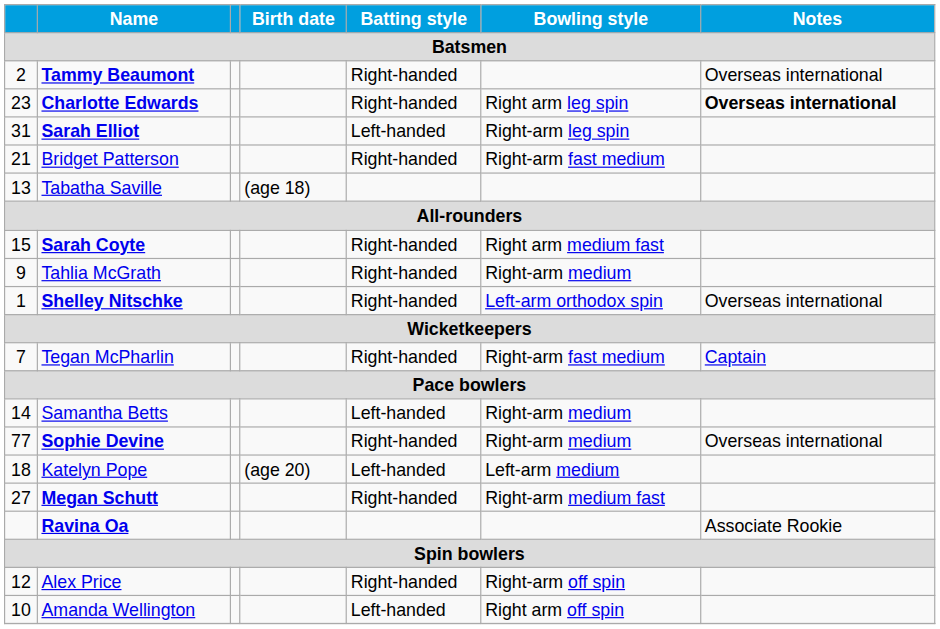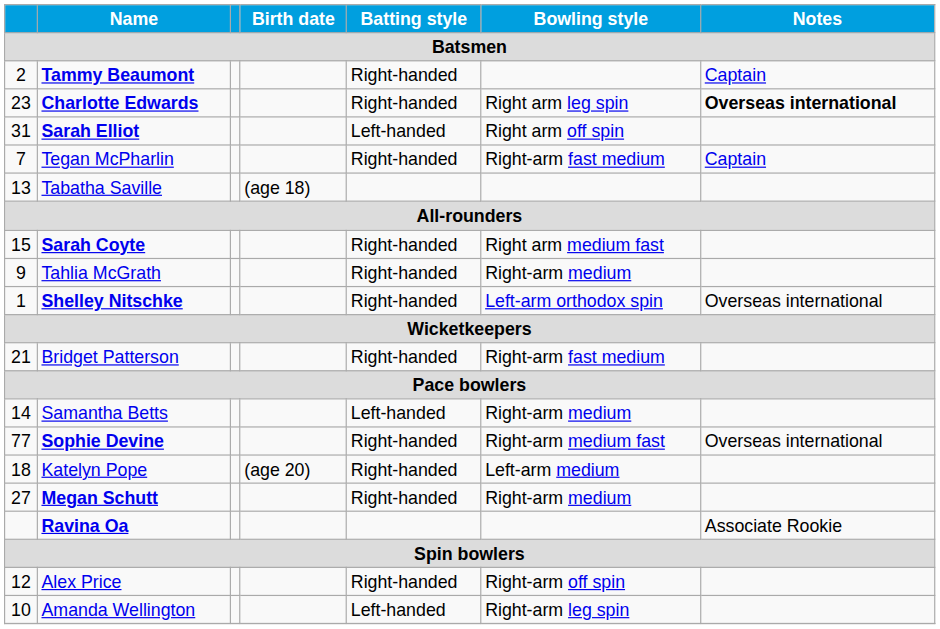(794, 75) Overseas international -> (735, 75) Captain
(557, 131) Right-arm leg spin -> (555, 131) Right arm off spin
rows swapped: (110, 160) <-> (108, 357)
(558, 441) Right-arm medium -> (575, 441) Right-arm medium fast
(398, 469) Left-handed -> (404, 469) Right-handed
(575, 497) Right-arm medium fast -> (558, 497) Right-arm medium
(555, 610) Right arm off spin -> (557, 610) Right-arm leg spin
